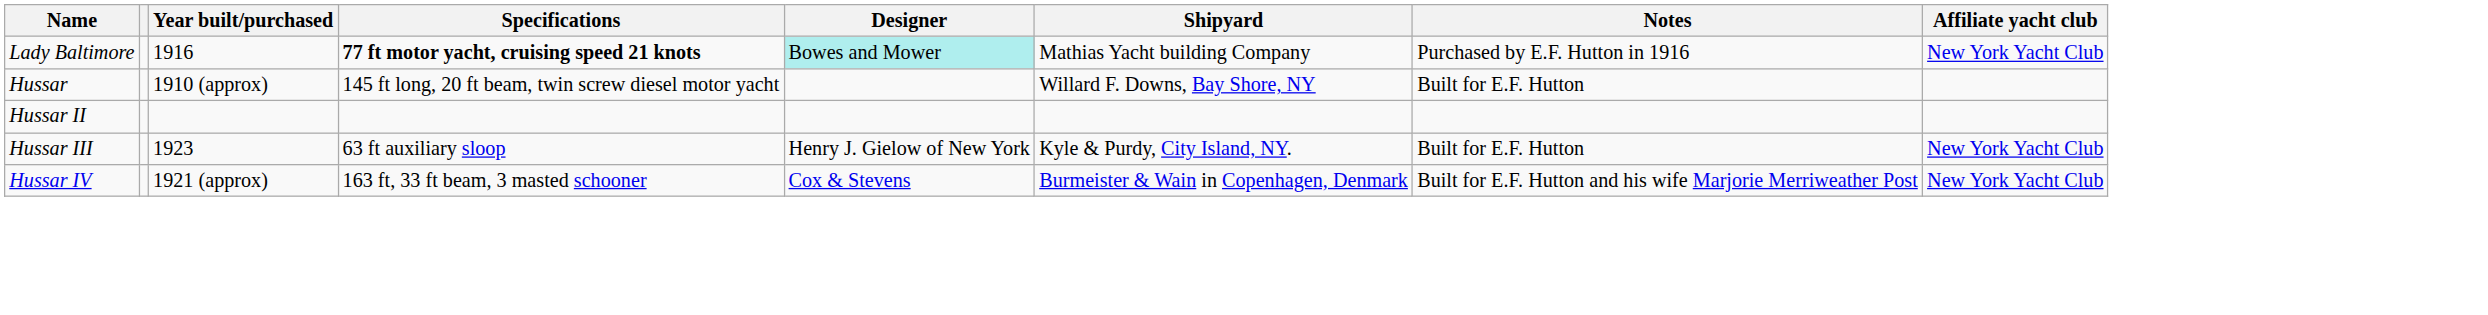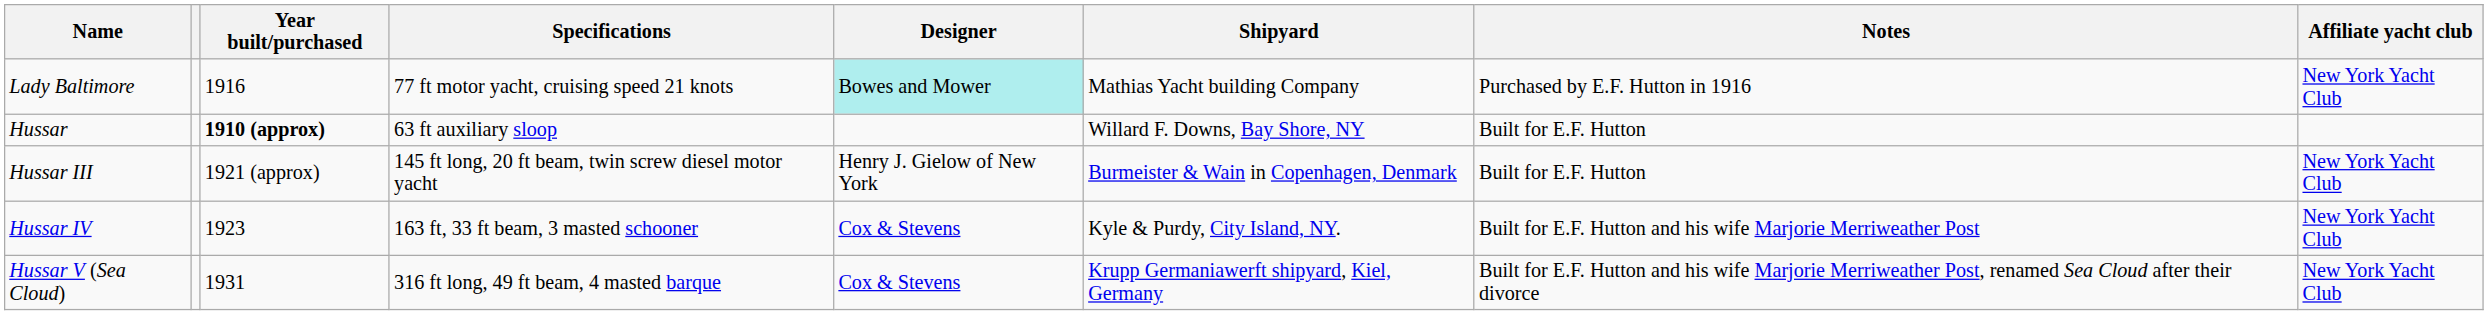(522, 52) bold -> (564, 86) normal
(211, 84) normal -> (265, 129) bold
(561, 84) 145 ft long, 20 ft beam, twin screw diesel motor yacht -> (476, 129) 63 ft auxiliary sloop
- row: (48, 116)
(173, 148) 1923 -> (262, 173) 1921 (approx)
(424, 148) 63 ft auxiliary sloop -> (588, 173) 145 ft long, 20 ft beam, twin screw diesel motor yacht
(1166, 148) Kyle & Purdy, City Island, NY. -> (1272, 173) Burmeister & Wain in Copenhagen, Denmark
(211, 180) 1921 (approx) -> (225, 227) 1923
(1224, 180) Burmeister & Wain in Copenhagen, Denmark -> (1214, 227) Kyle & Purdy, City Island, NY.
+ row: (68, 282)
